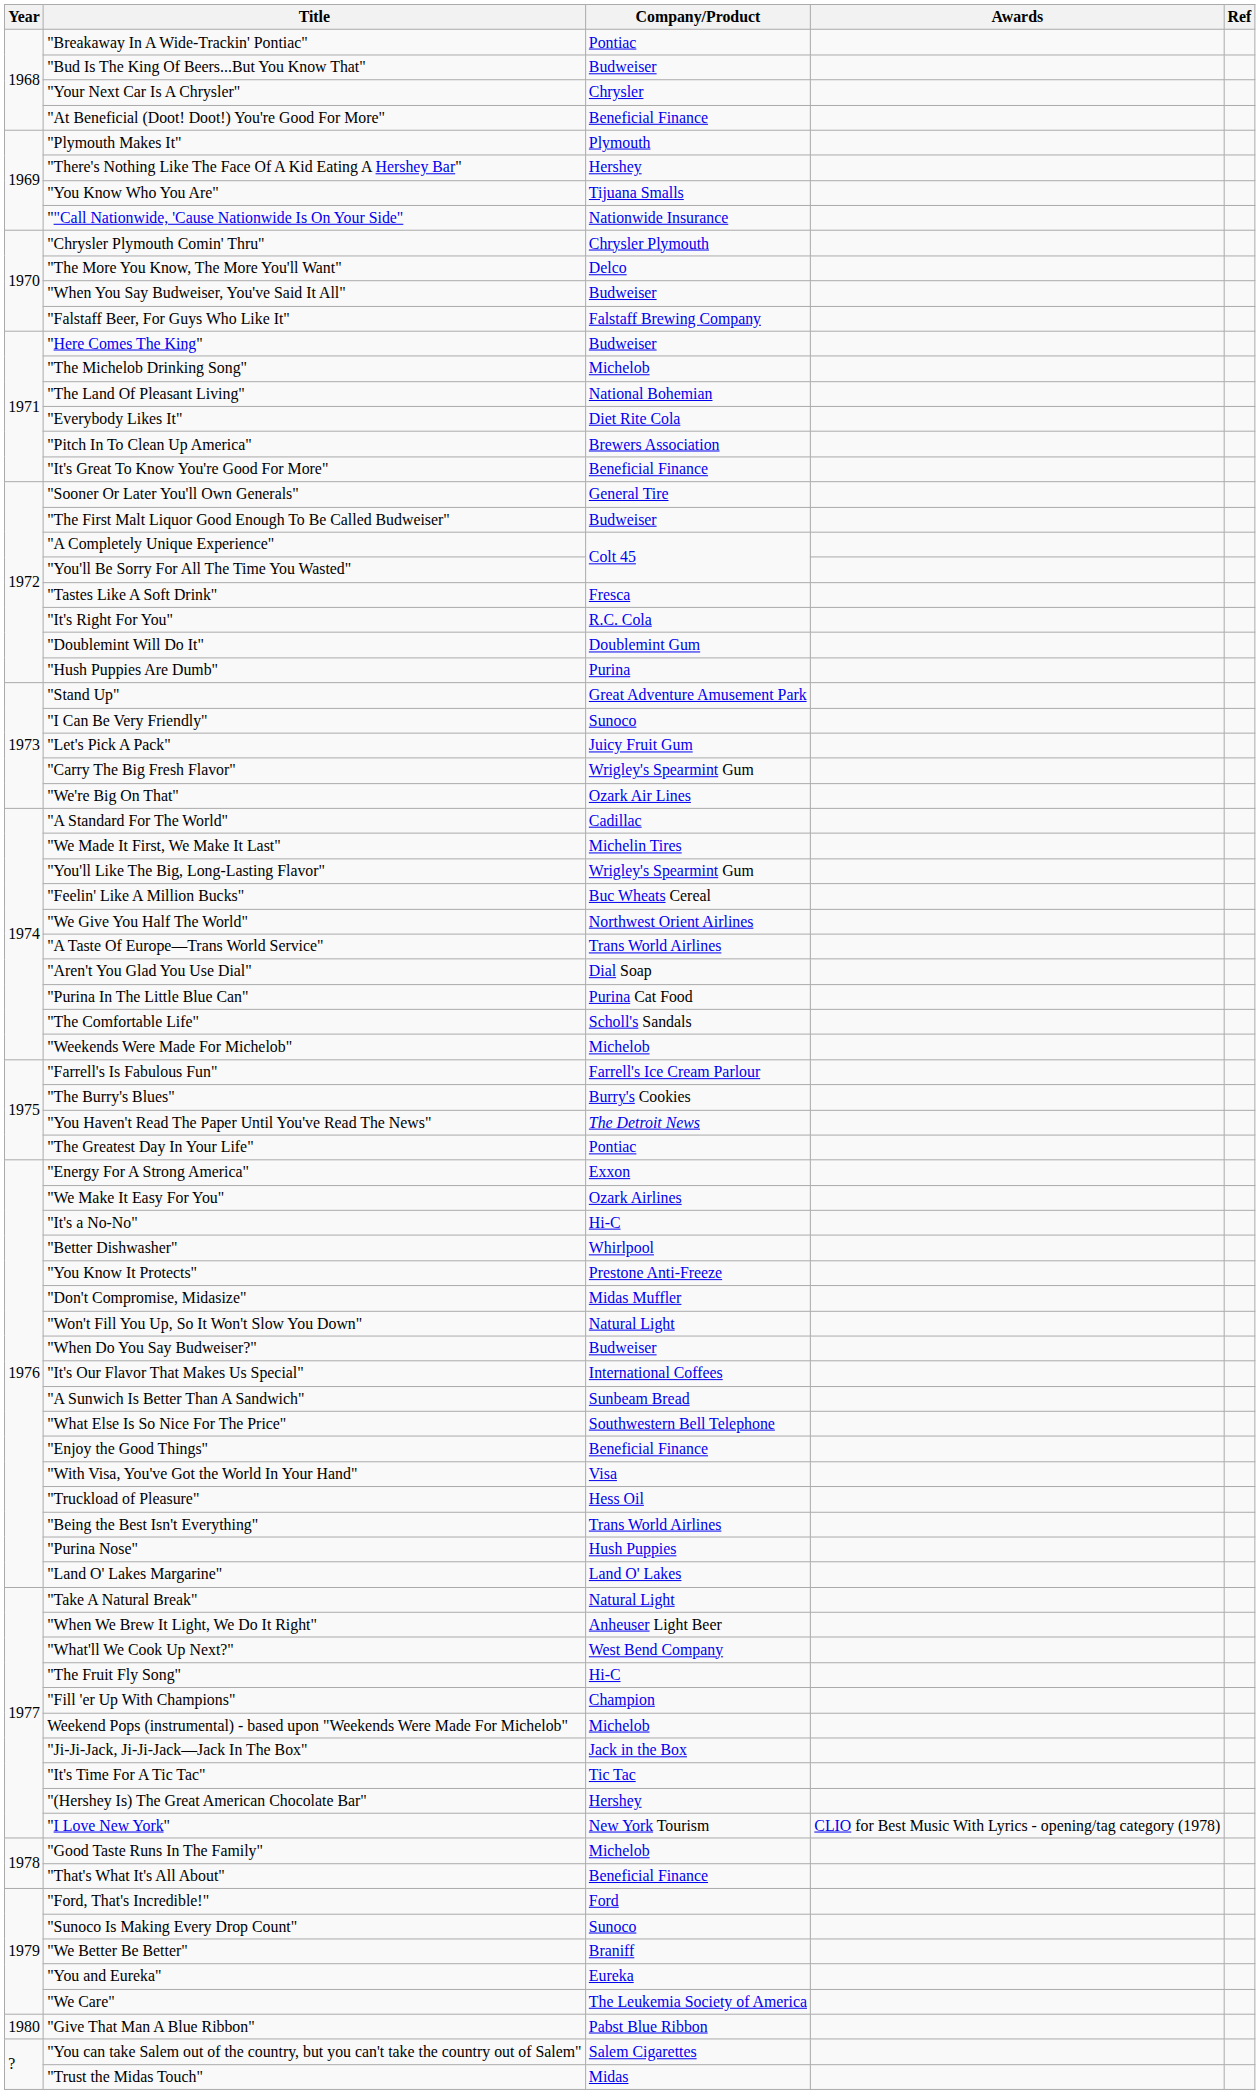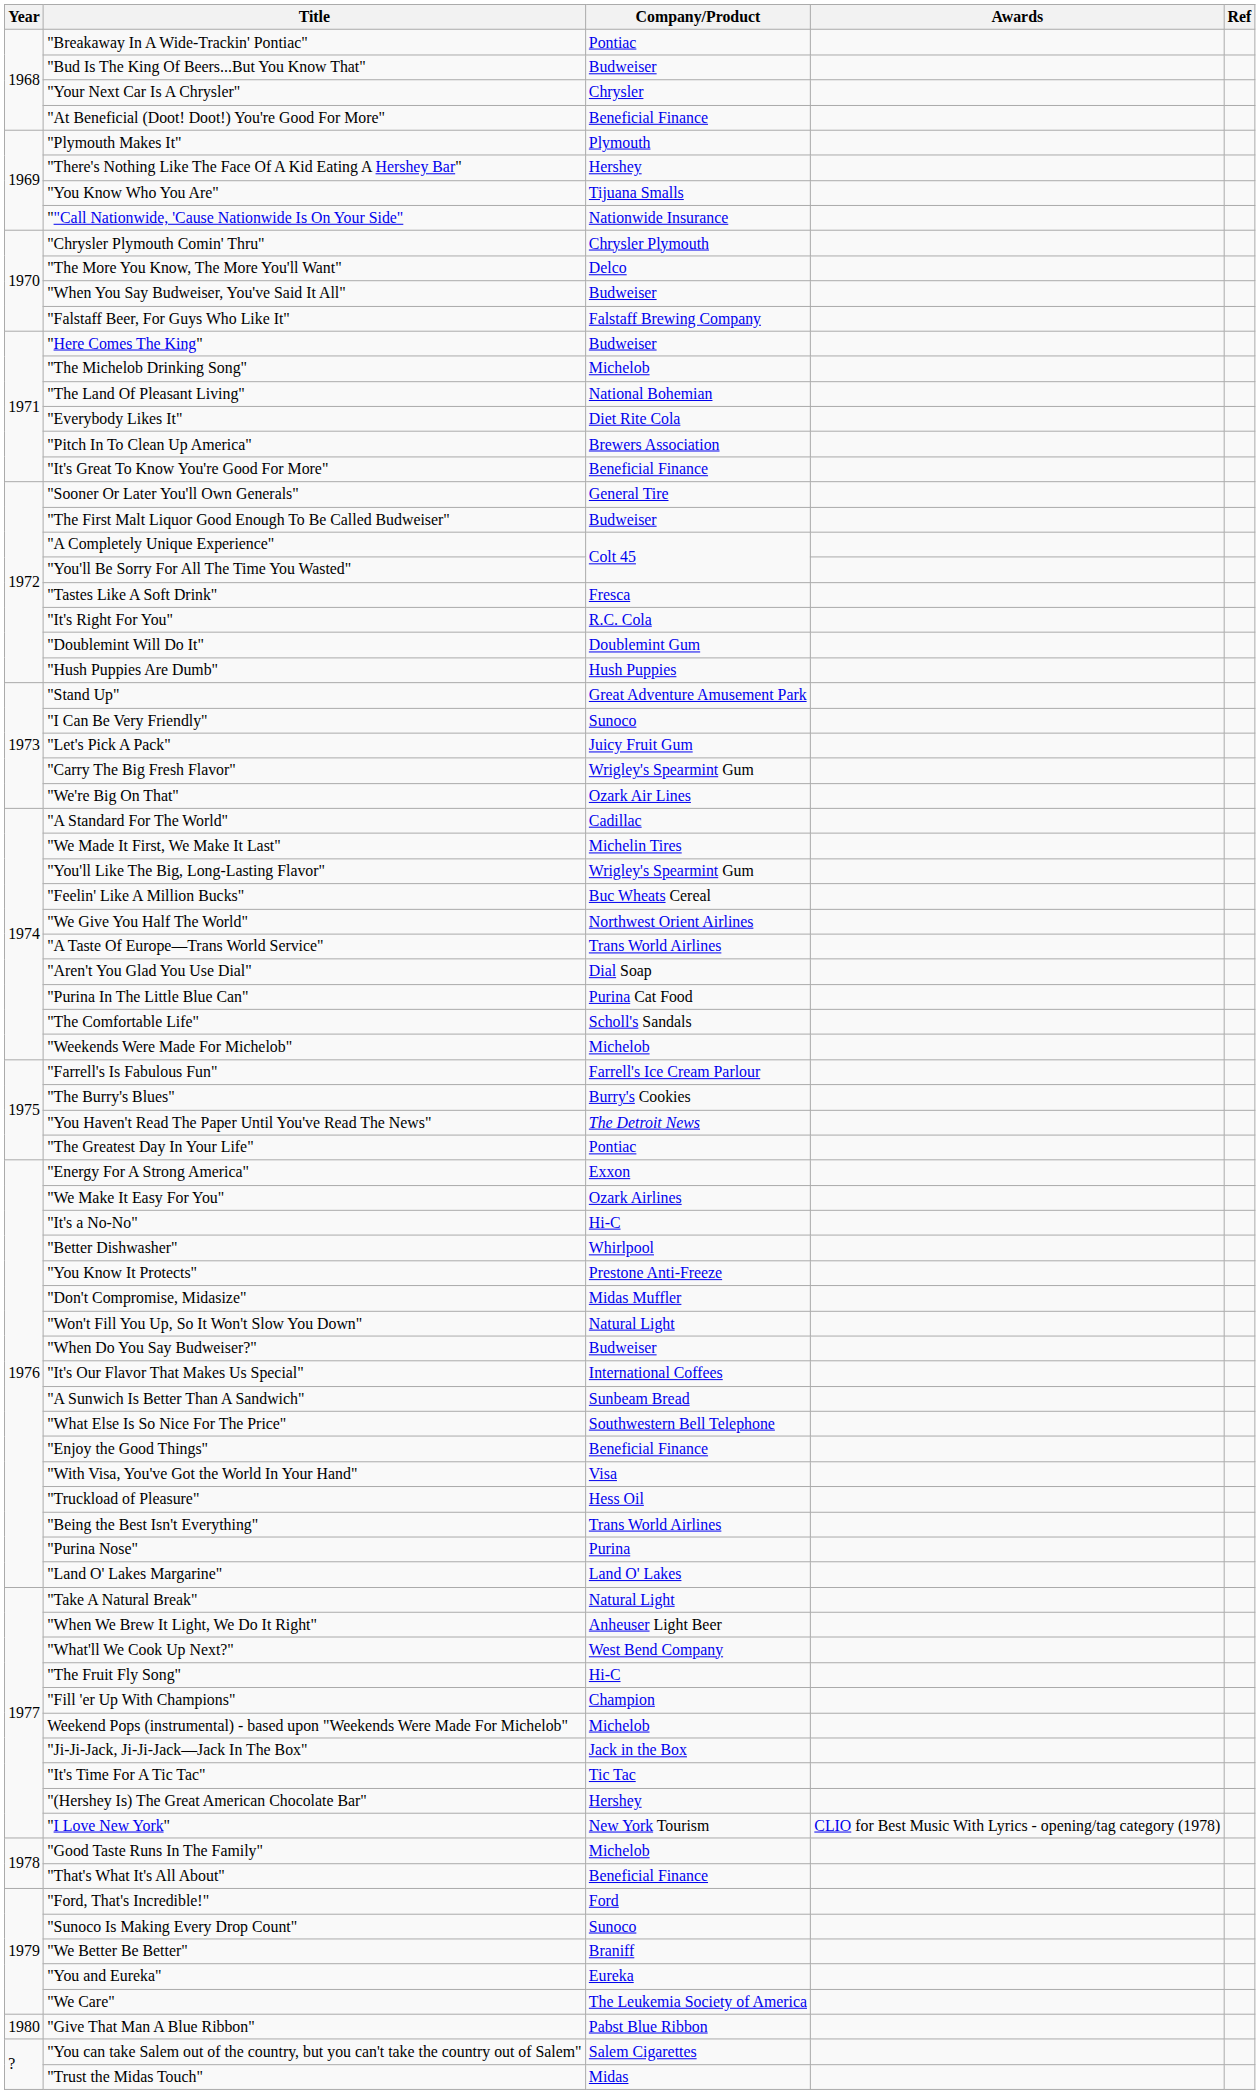(610, 670) Purina -> (633, 670) Hush Puppies
(633, 1549) Hush Puppies -> (610, 1549) Purina
